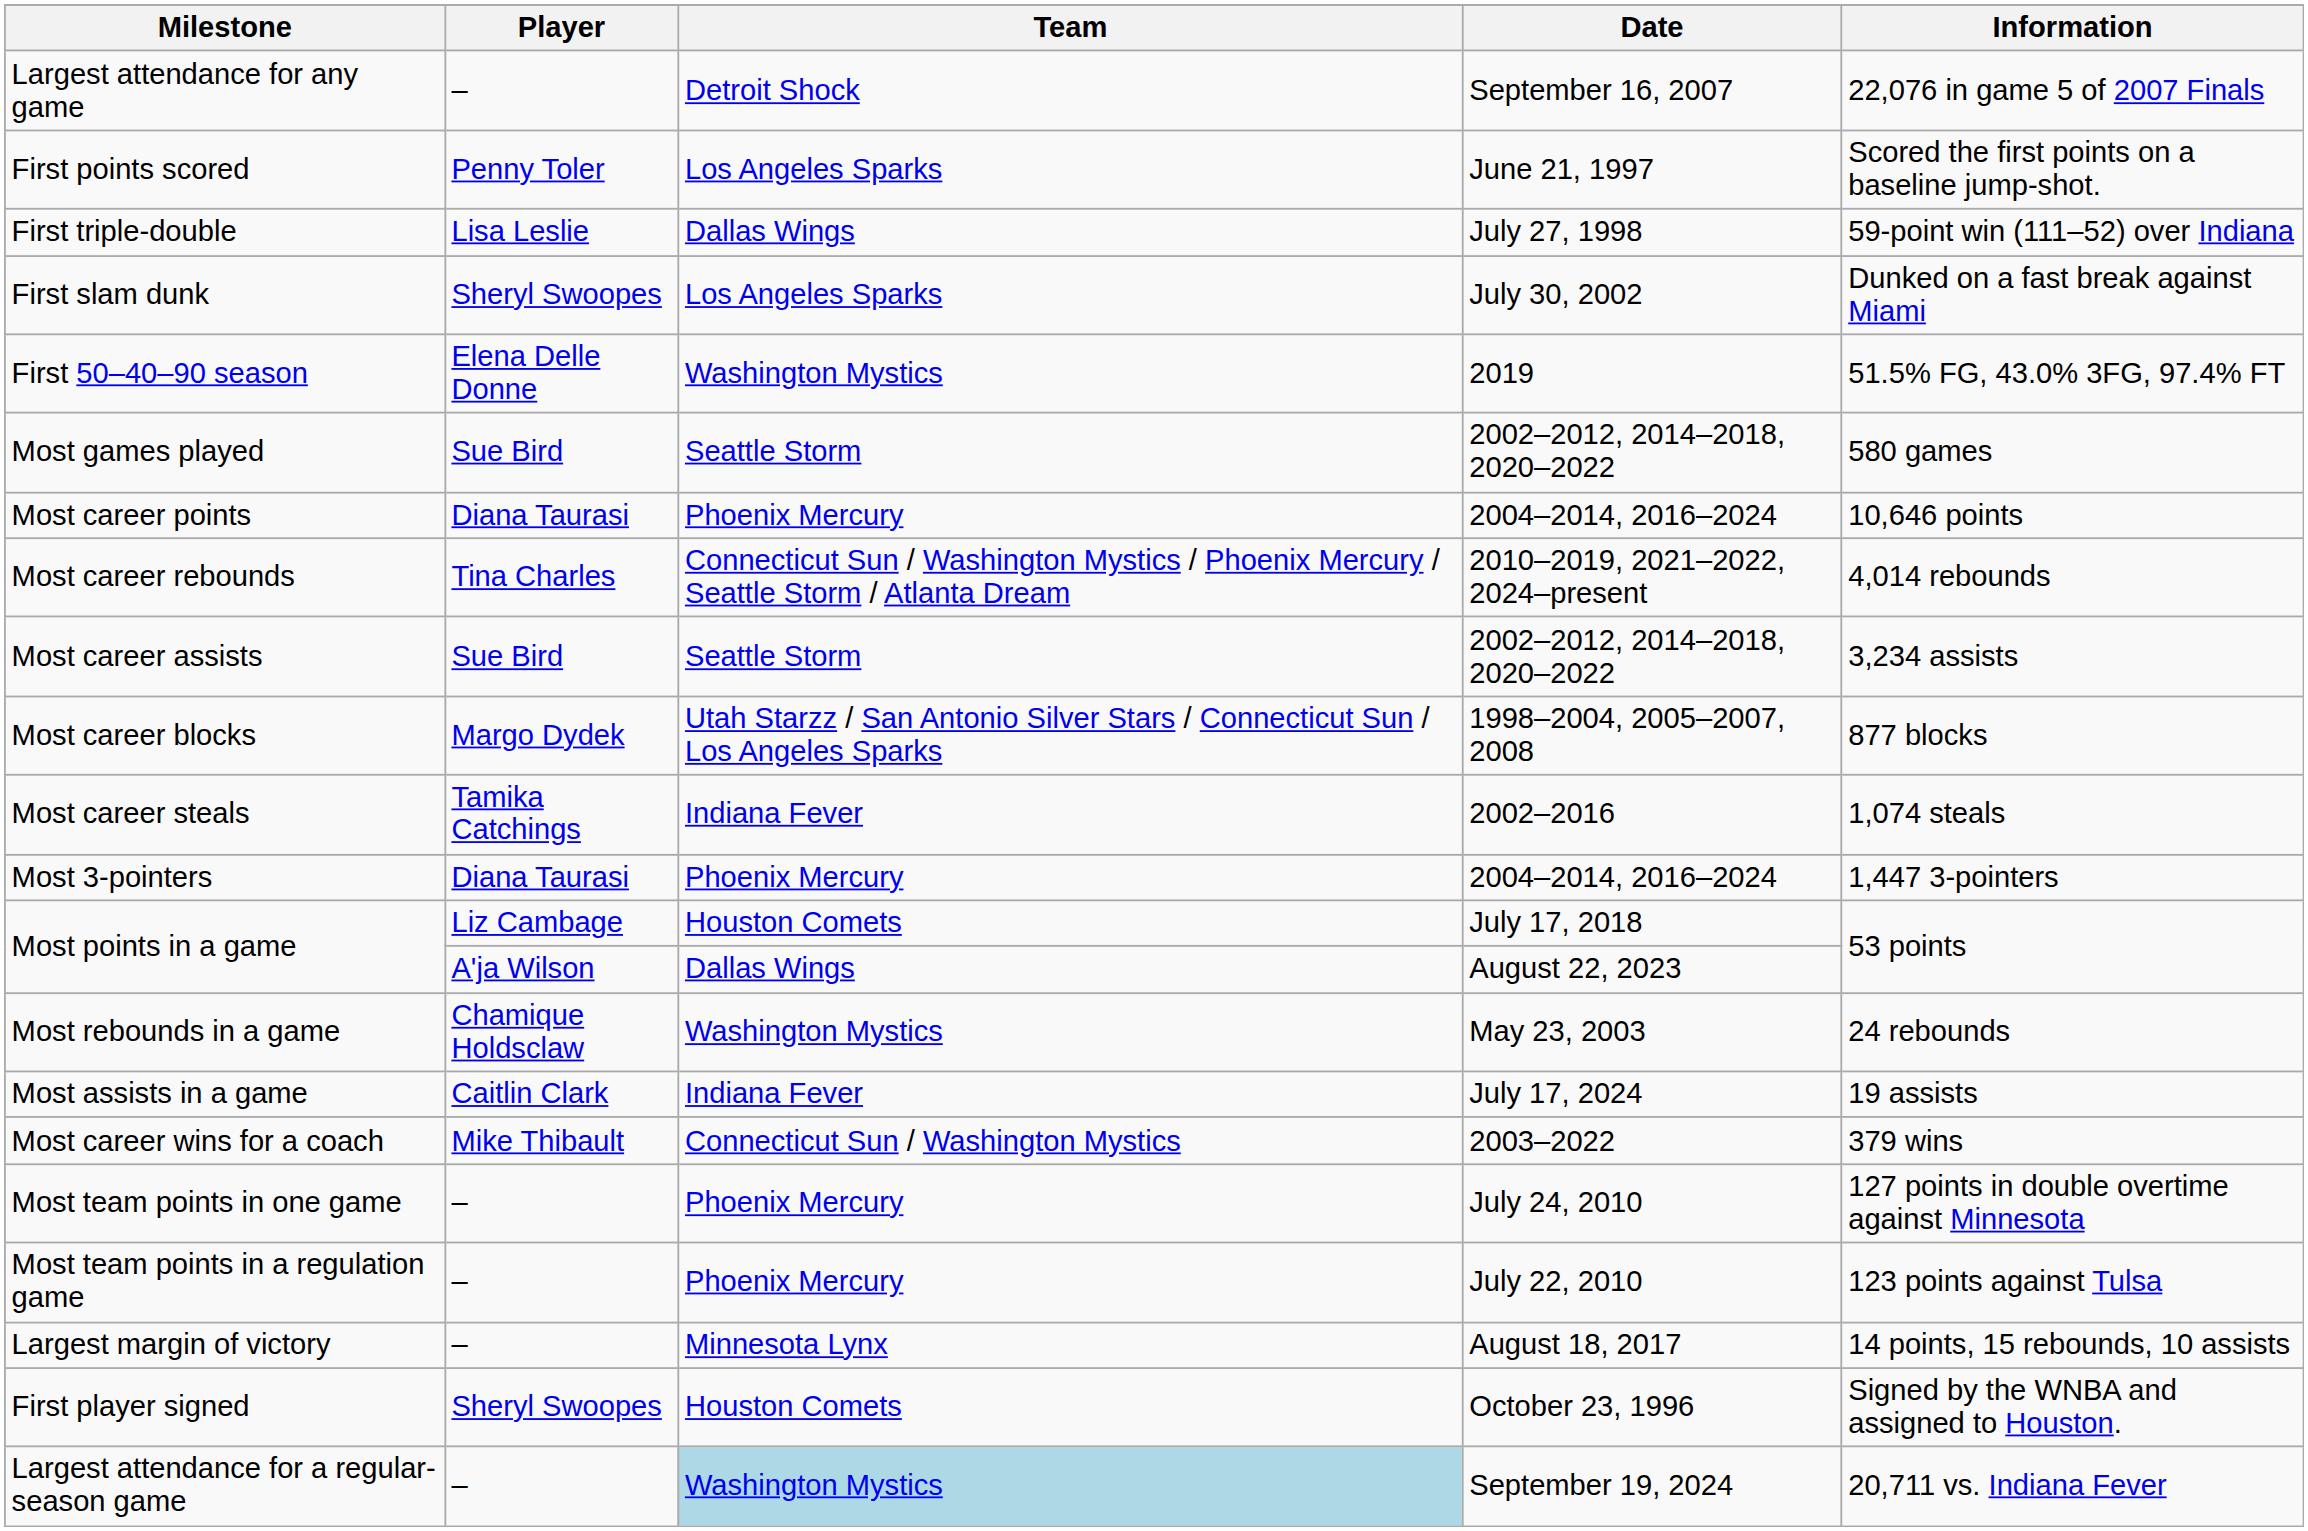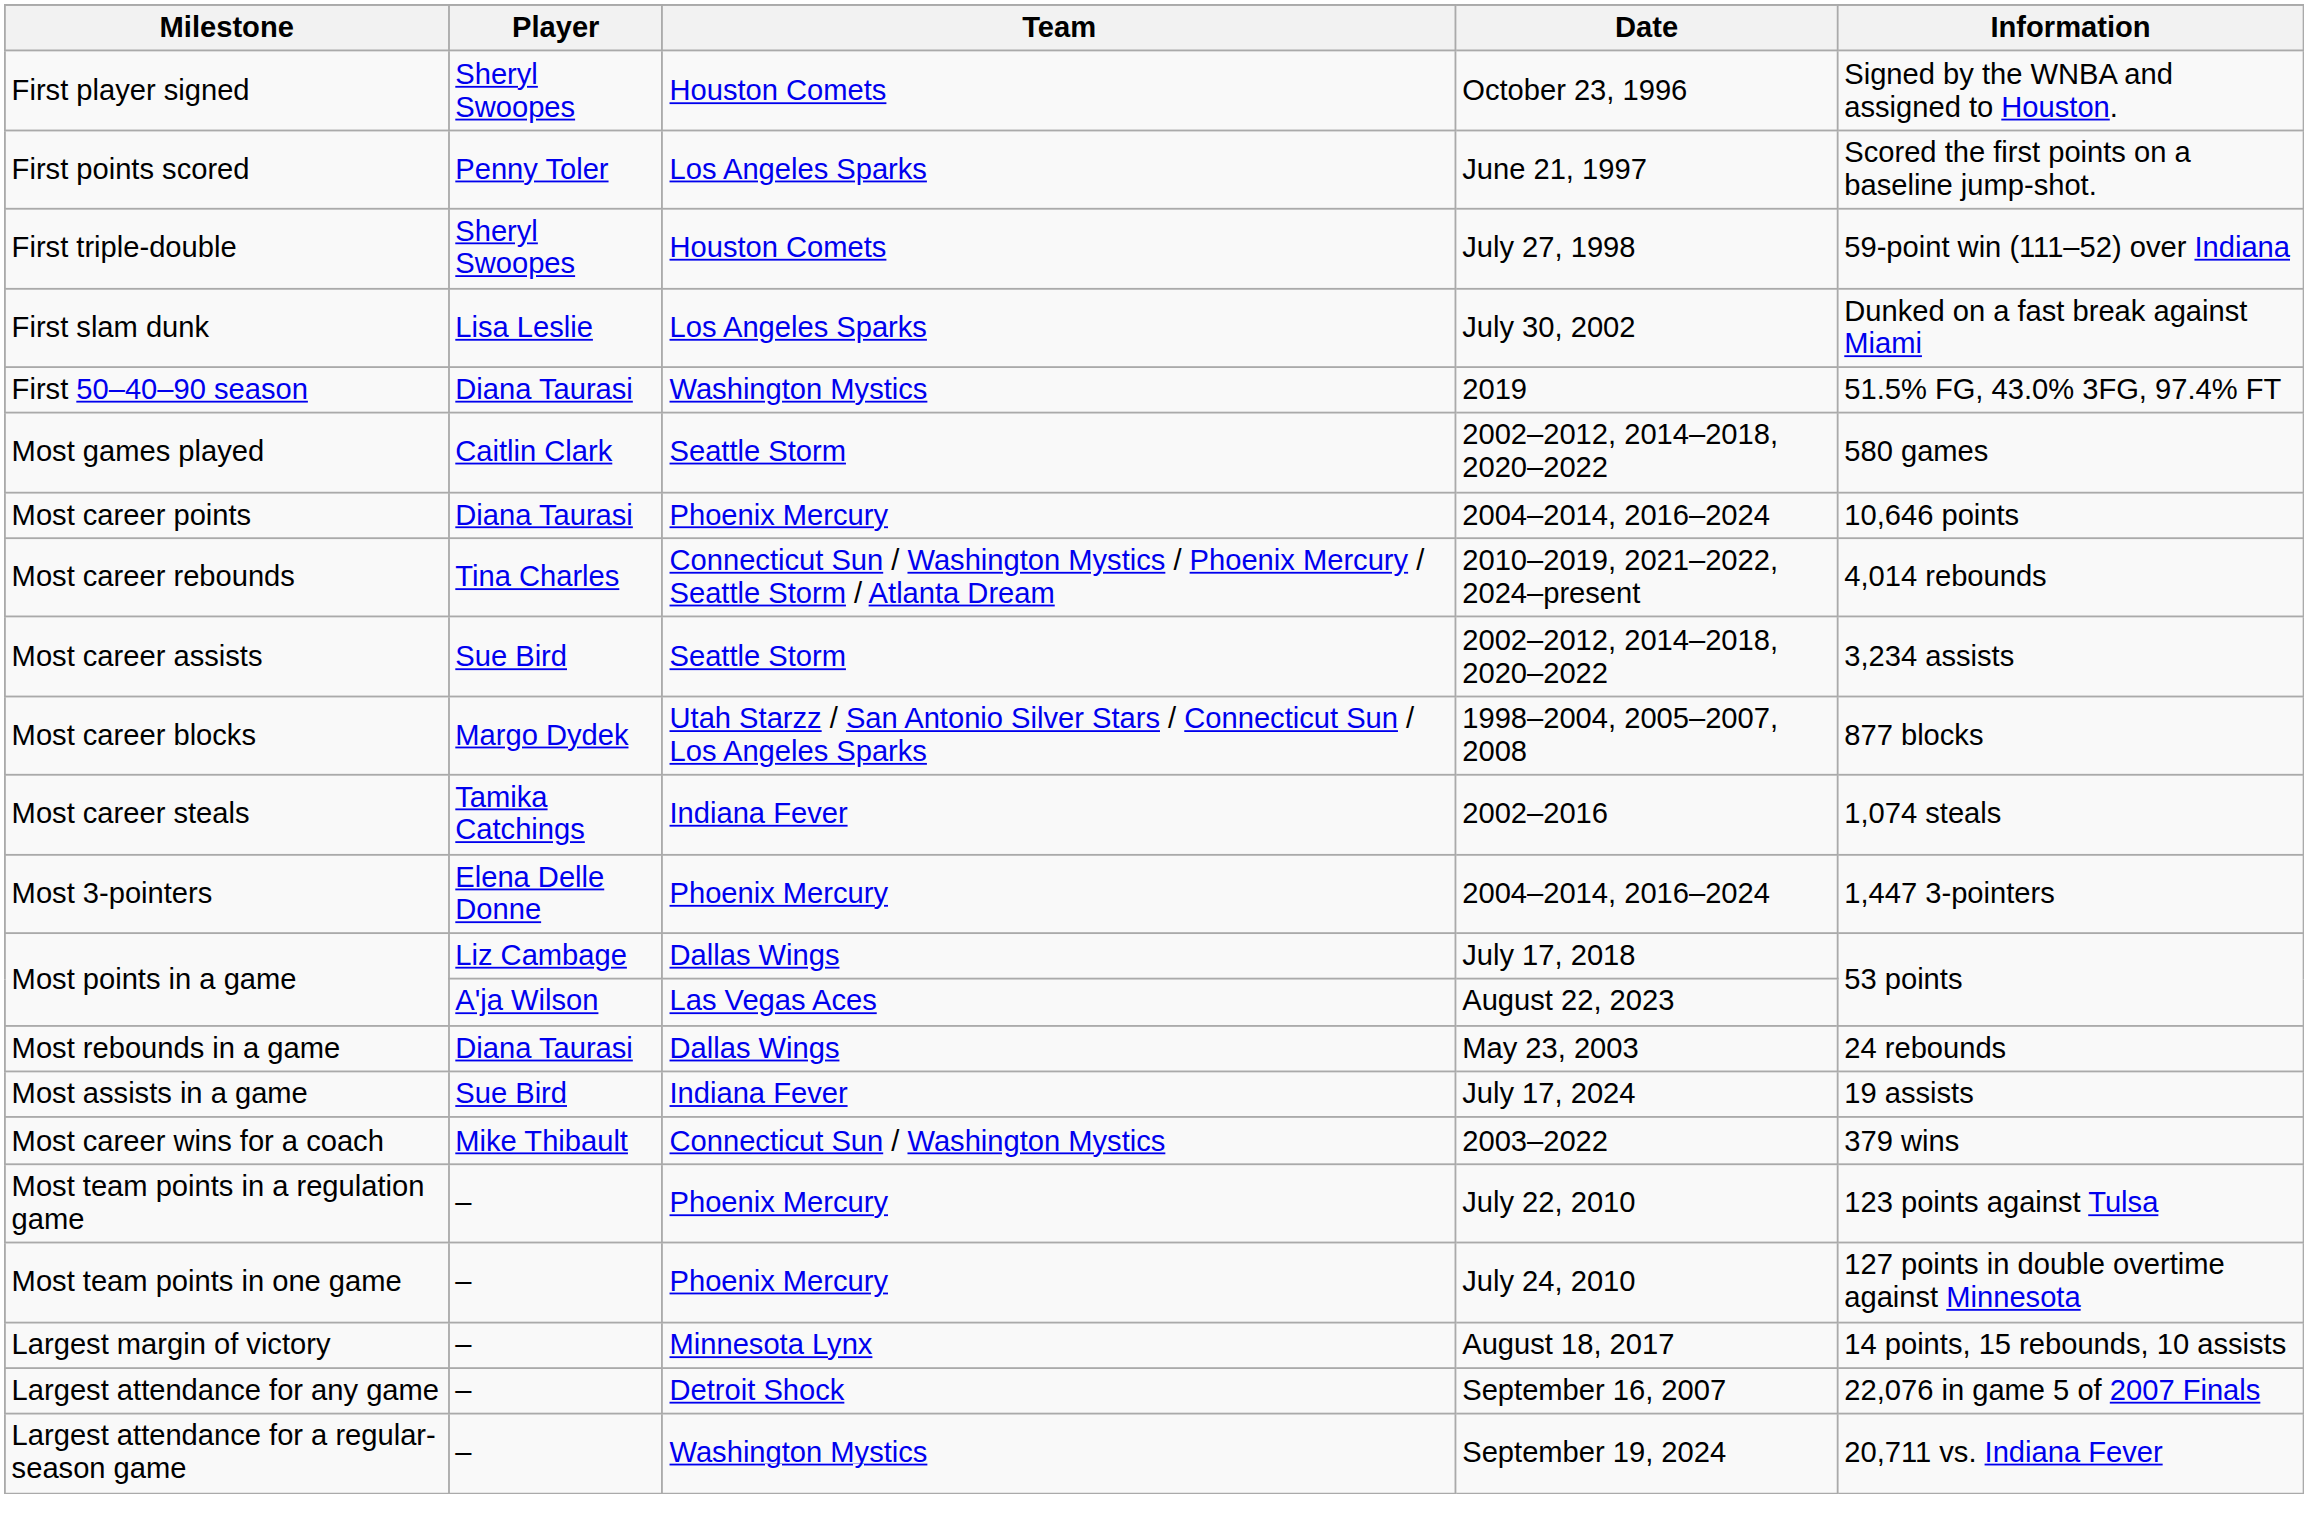rows swapped: (131, 1406) <-> (185, 90)
(520, 231) Lisa Leslie -> (515, 248) Sheryl Swoopes
(770, 231) Dallas Wings -> (778, 248) Houston Comets
(557, 294) Sheryl Swoopes -> (524, 326) Lisa Leslie
(526, 373) Elena Delle Donne -> (544, 389) Diana Taurasi
(507, 452) Sue Bird -> (534, 452) Caitlin Clark
(540, 876) Diana Taurasi -> (530, 893) Elena Delle Donne
(793, 922) Houston Comets -> (754, 955) Dallas Wings
(770, 968) Dallas Wings -> (773, 1001) Las Vegas Aces
(518, 1031) Chamique Holdsclaw -> (544, 1047) Diana Taurasi
(814, 1031) Washington Mystics -> (754, 1047) Dallas Wings
(530, 1094) Caitlin Clark -> (511, 1094) Sue Bird
rows swapped: (207, 1202) <-> (218, 1281)
(814, 1485) lightblue background -> (798, 1453) no background
